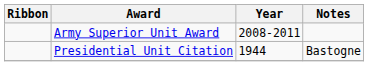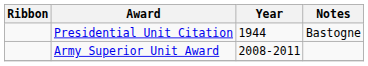rows swapped: (143, 51) <-> (137, 32)
